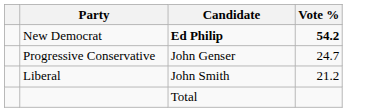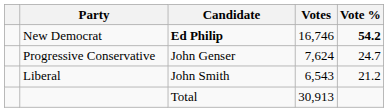+ column: (316, 14)
